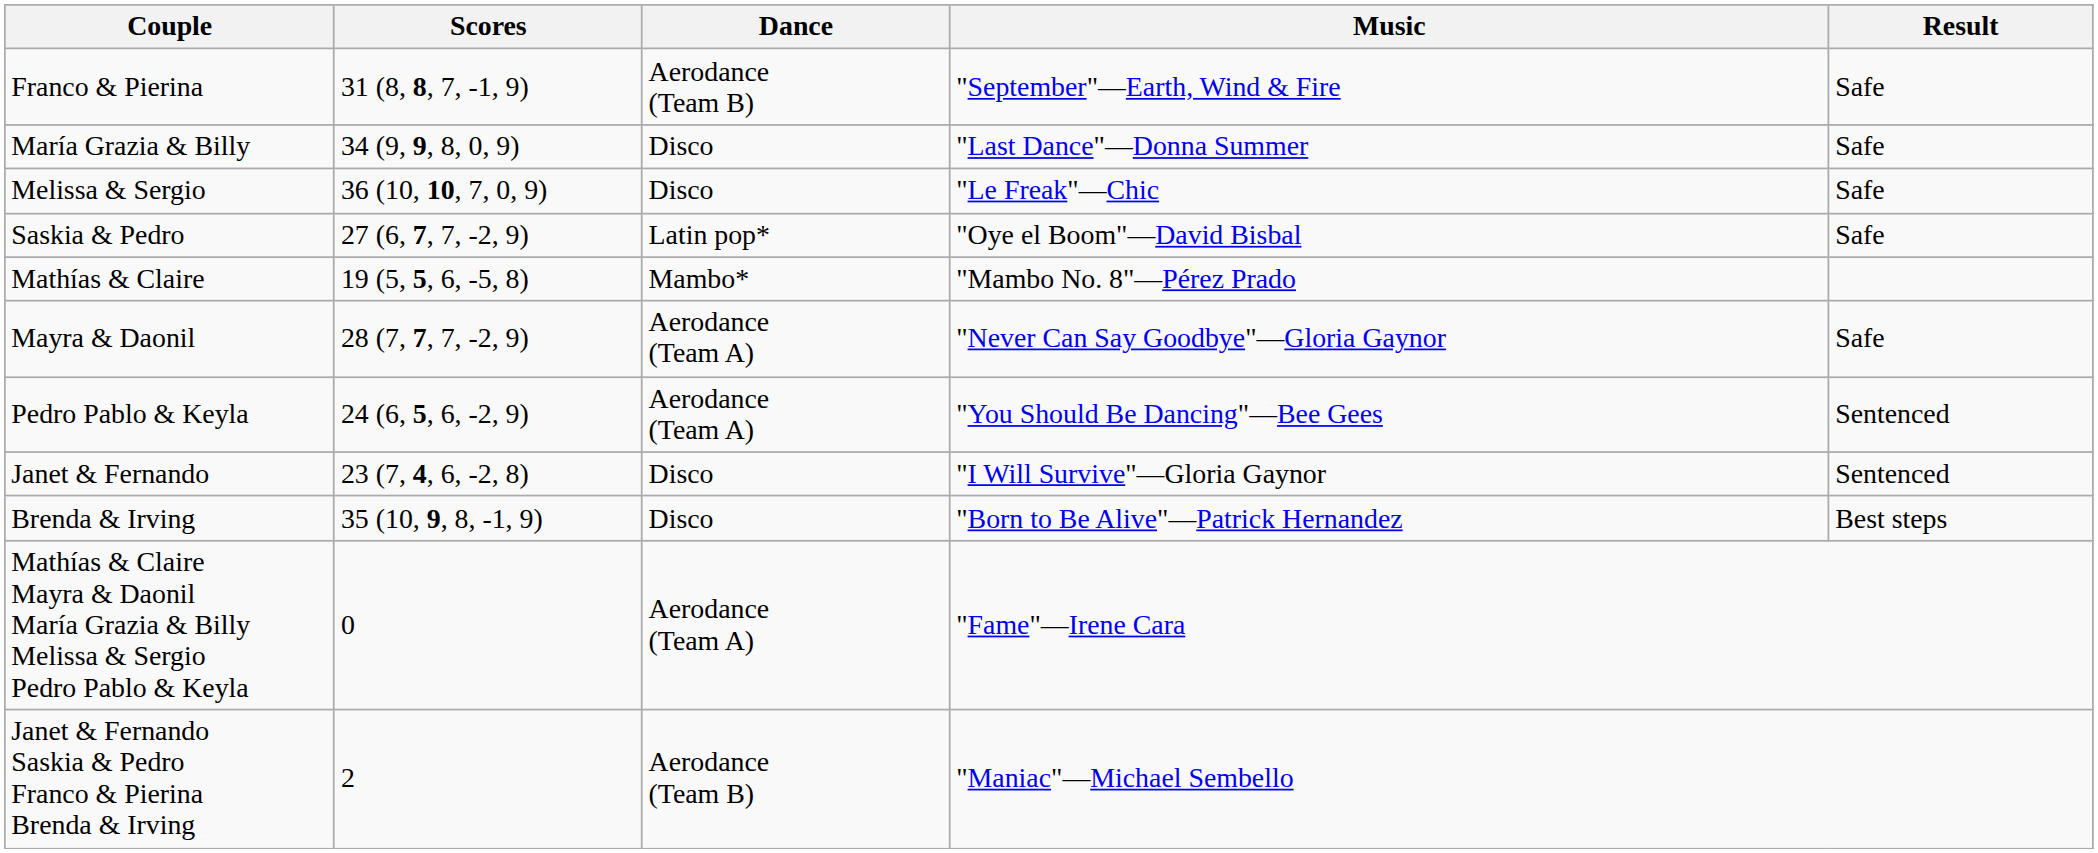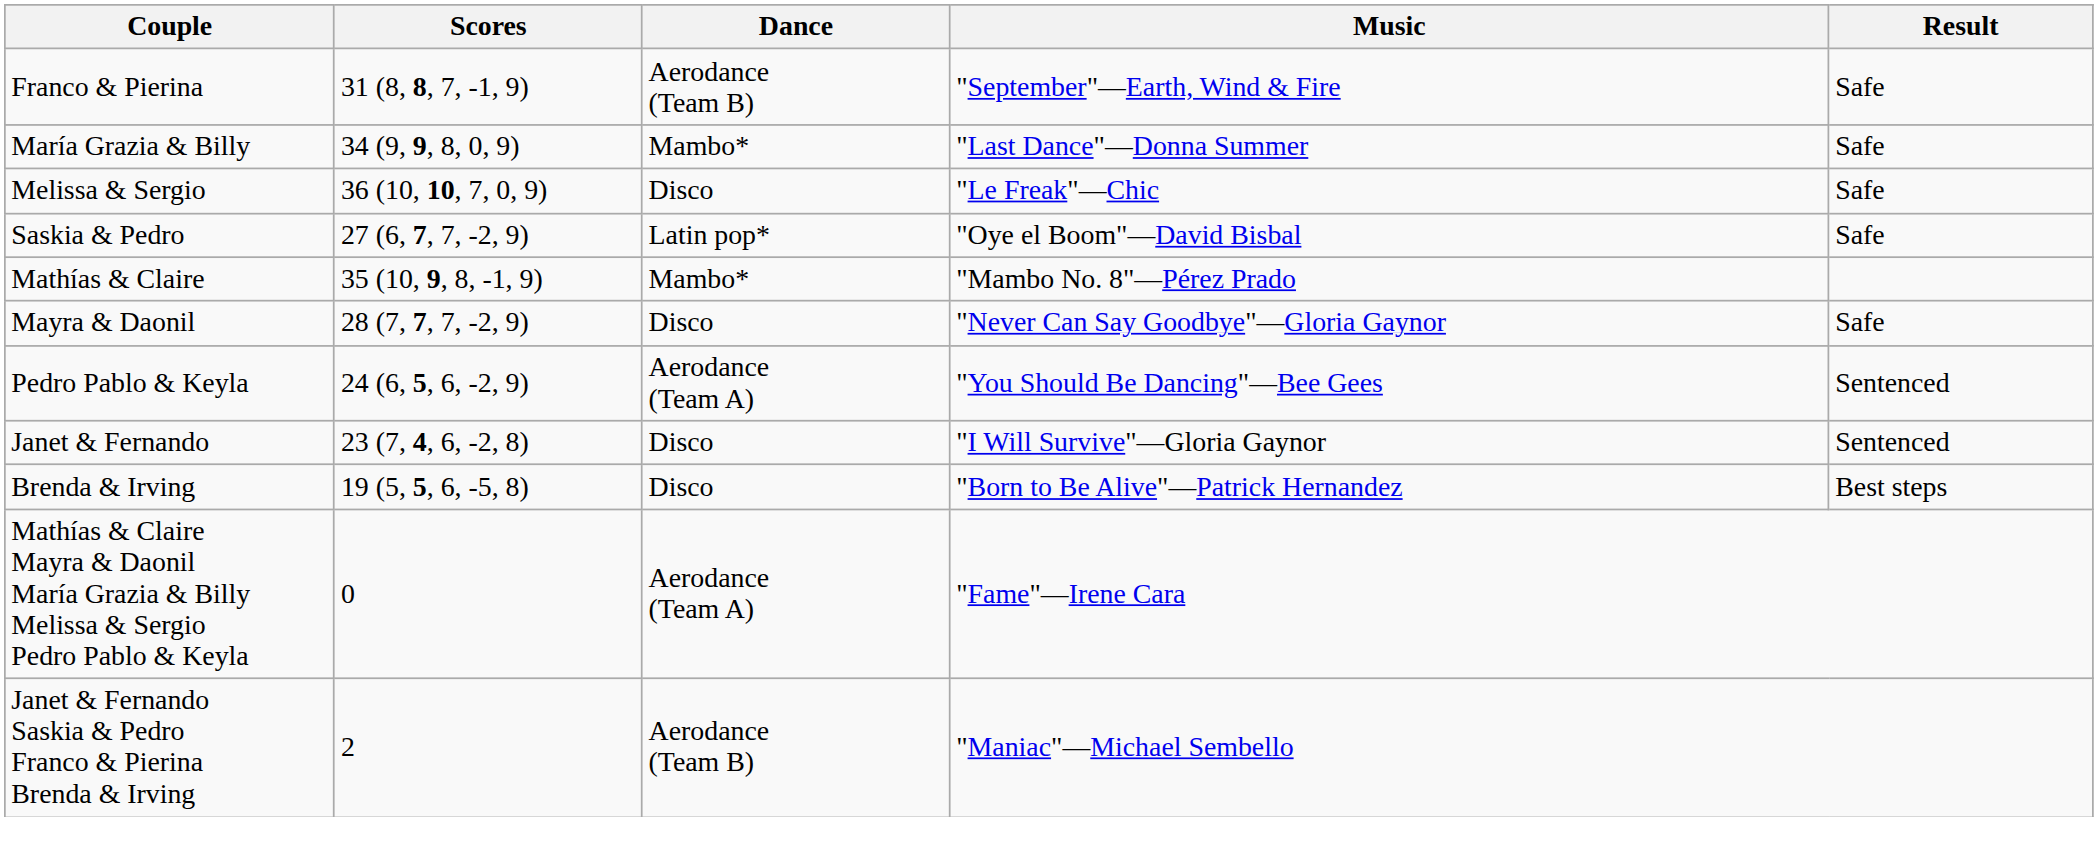(681, 146) Disco -> (699, 146) Mambo*
(435, 278) 19 (5, 5, 6, -5, 8) -> (442, 278) 35 (10, 9, 8, -1, 9)
(709, 338) Aerodance (Team A) -> (681, 322) Disco
(442, 517) 35 (10, 9, 8, -1, 9) -> (435, 486) 19 (5, 5, 6, -5, 8)
